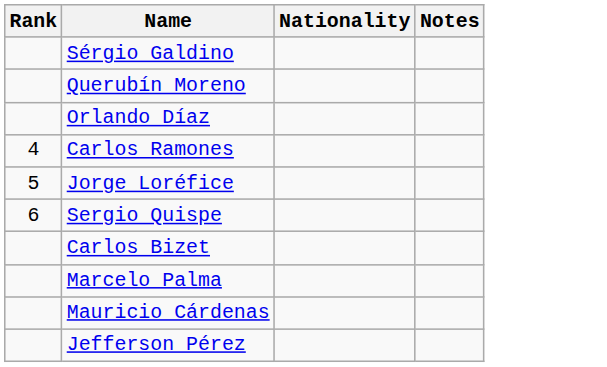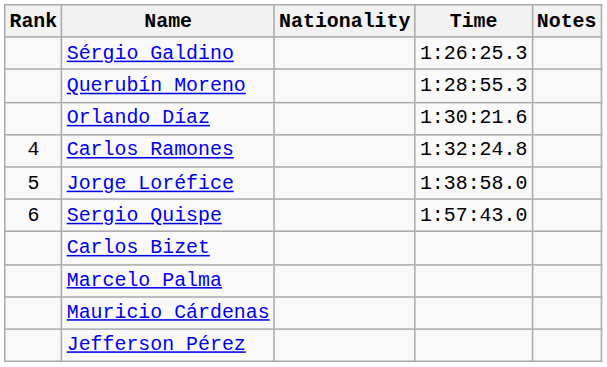+ column: (474, 21)
